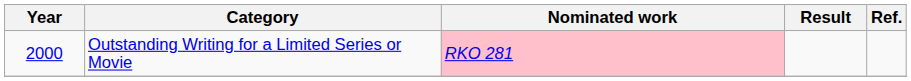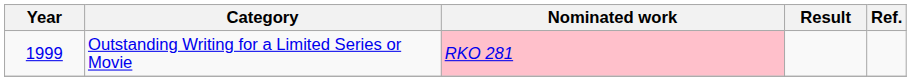(44, 53) 2000 -> (44, 53) 1999
